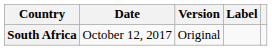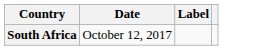- column: (199, 14)
